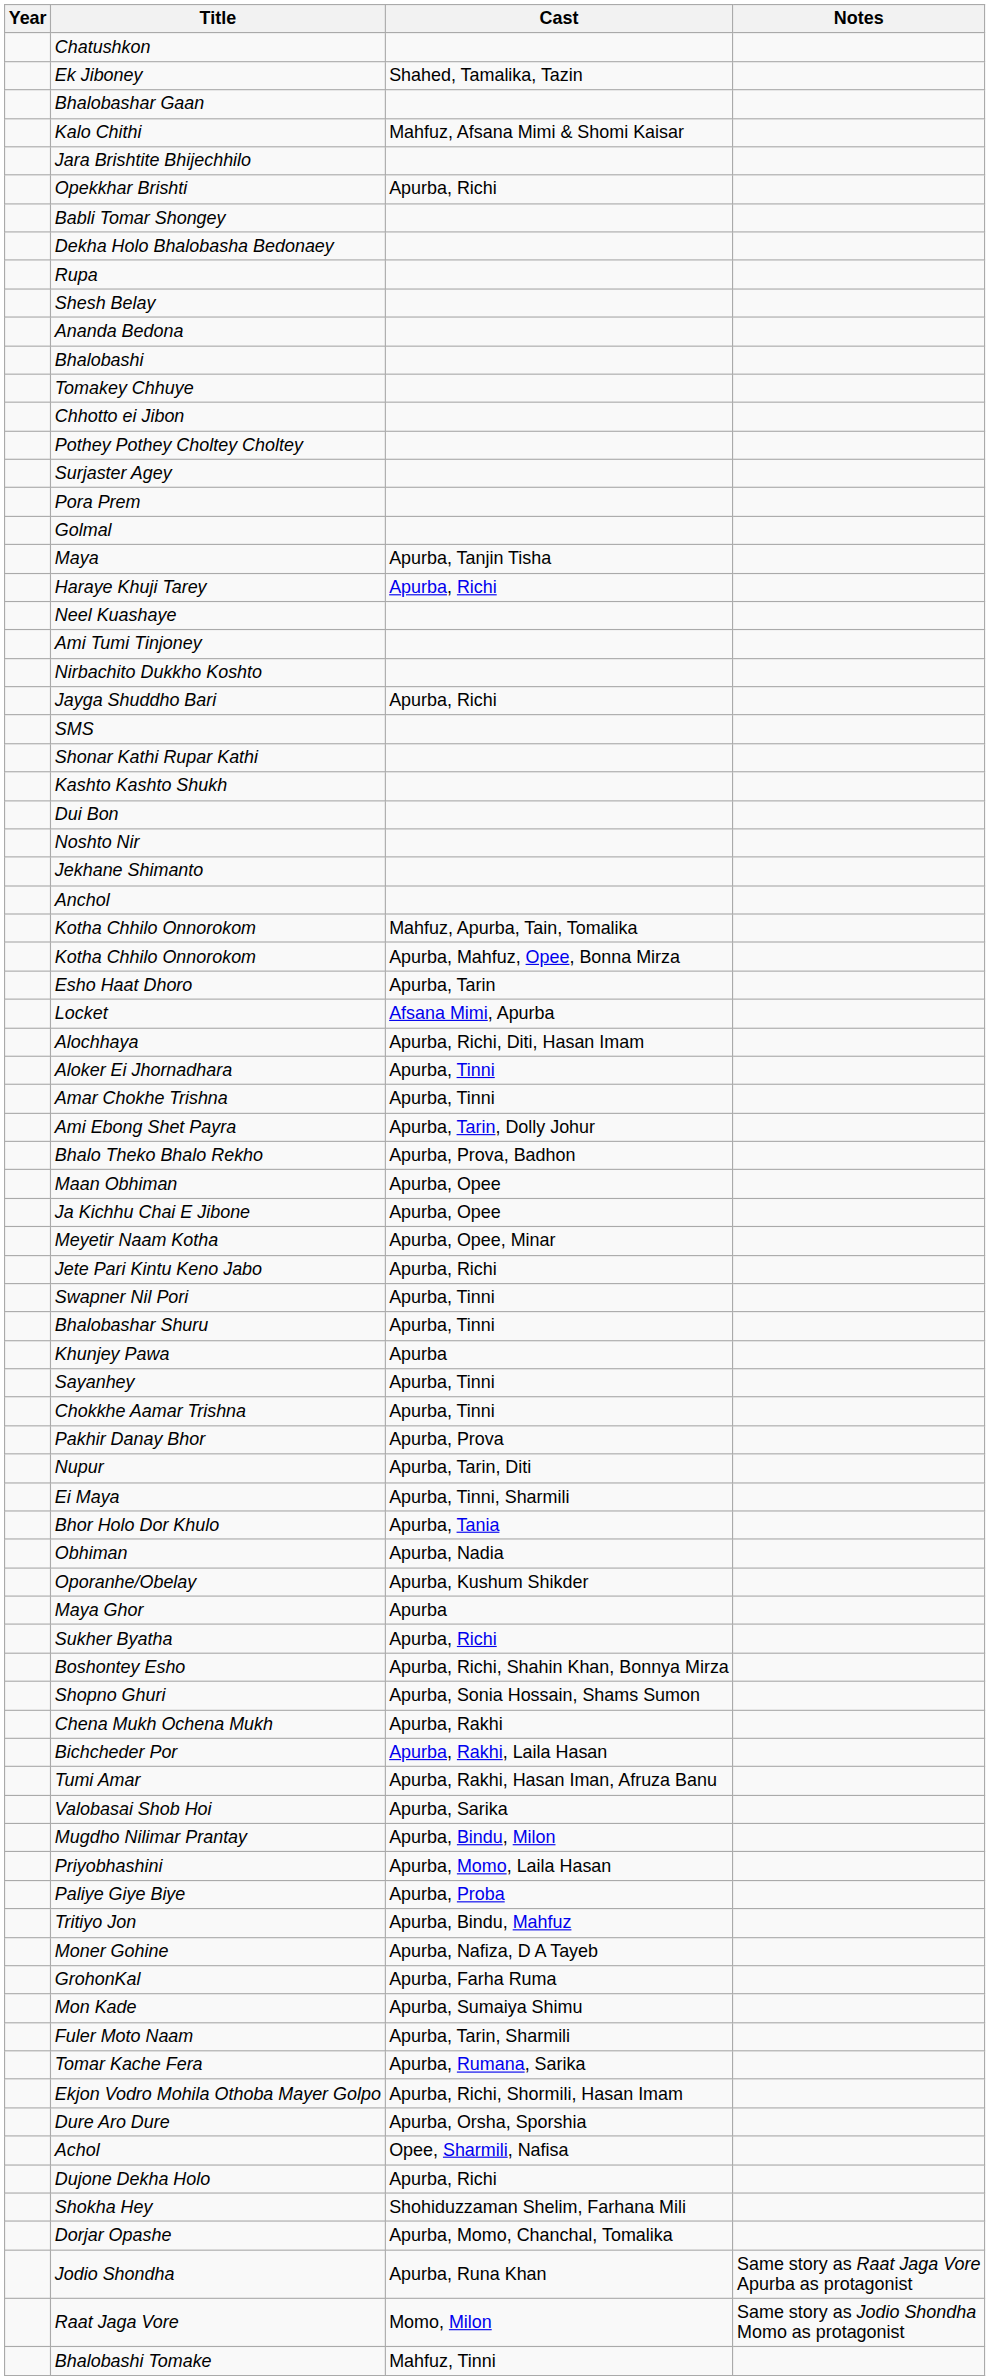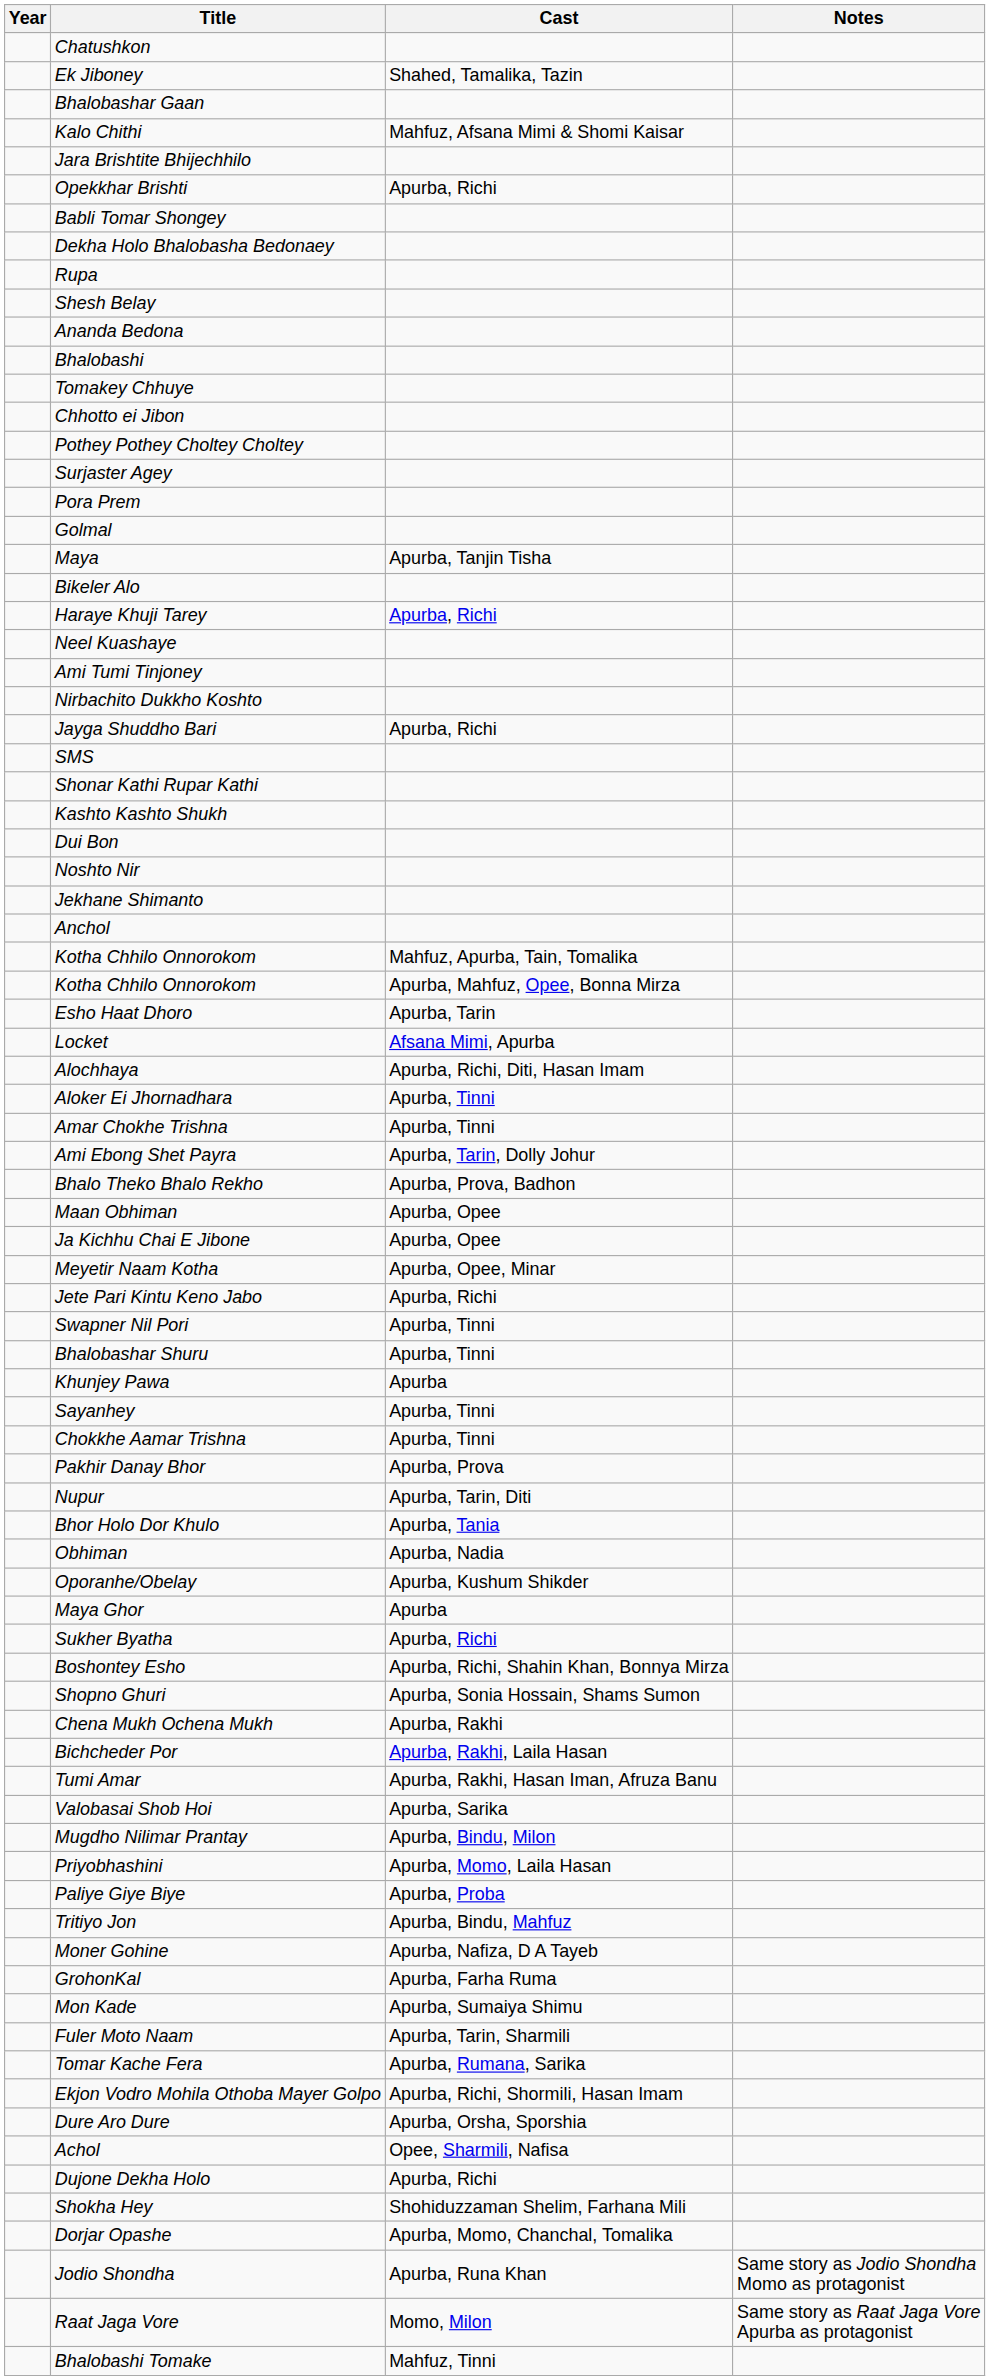+ row: (97, 587)
- row: (87, 1496)
(859, 2273) Same story as Raat Jaga Vore Apurba as protagonist -> (857, 2273) Same story as Jodio Shondha Momo as protagonist
(857, 2322) Same story as Jodio Shondha Momo as protagonist -> (859, 2322) Same story as Raat Jaga Vore Apurba as protagonist
